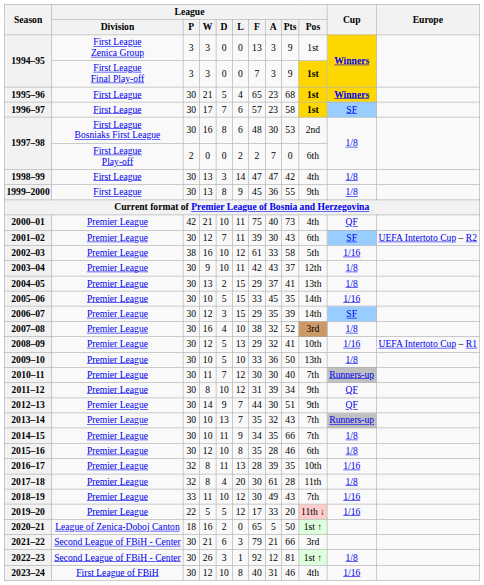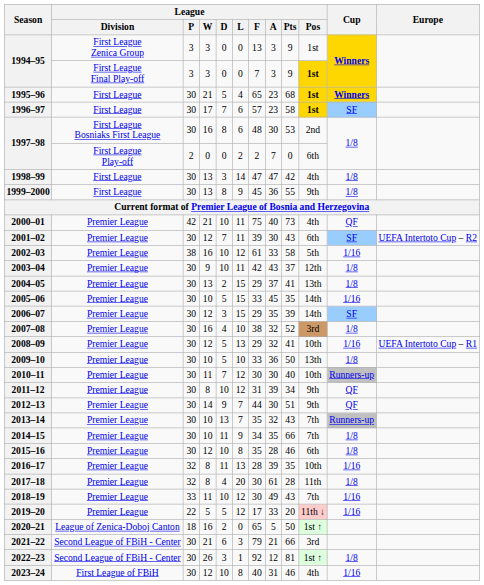(313, 375) 7th -> (313, 375) 10th
